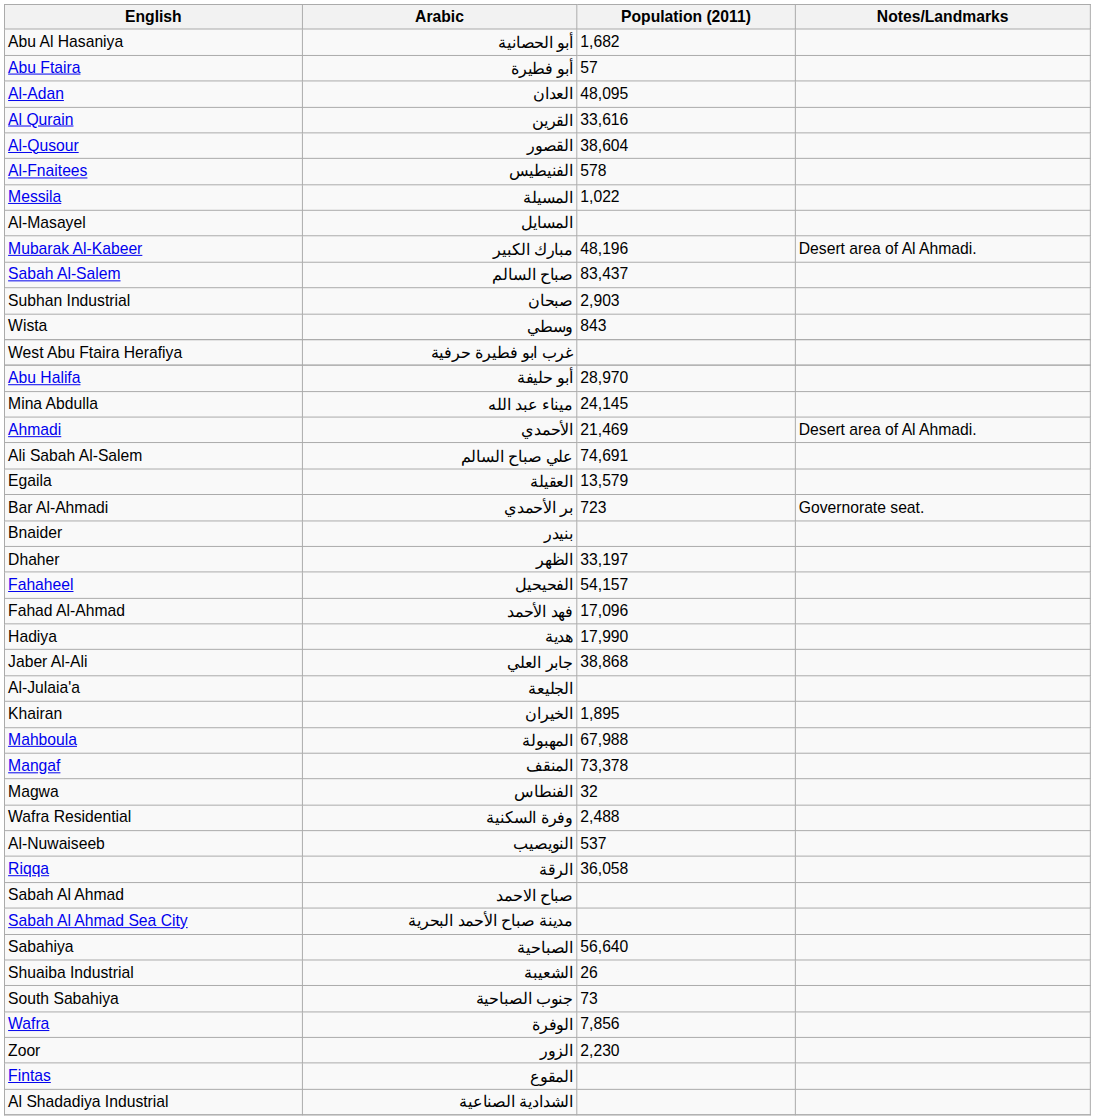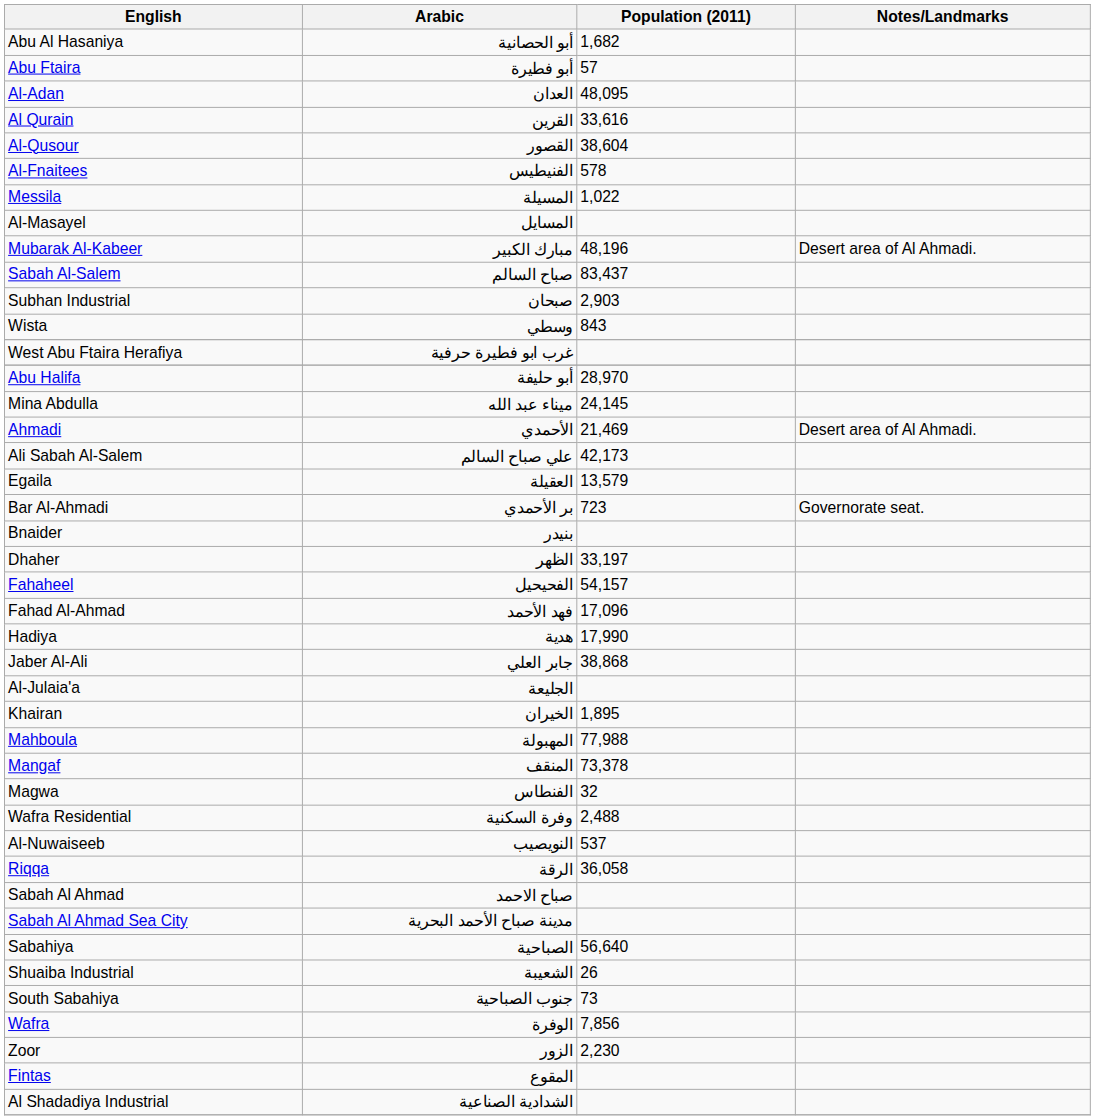(604, 455) 74,691 -> (604, 455) 42,173
(604, 740) 67,988 -> (604, 740) 77,988
